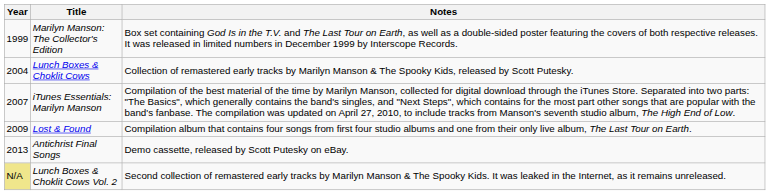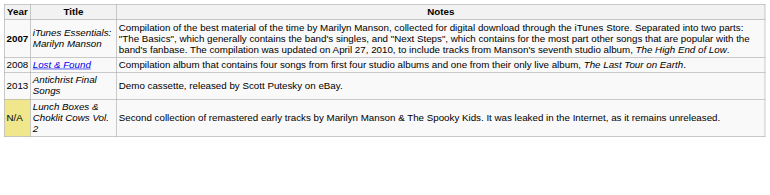- row: (69, 38)
- row: (66, 70)
(17, 102) normal -> (17, 38) bold
(17, 129) 2009 -> (17, 65) 2008
